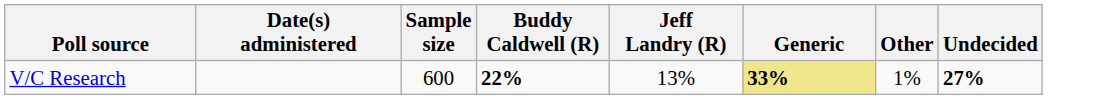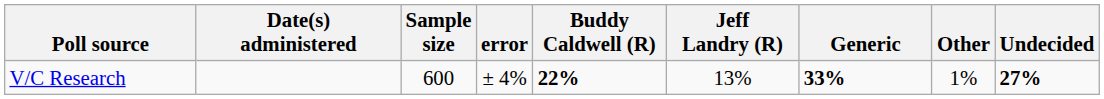+ column: (505, 44)
(768, 77) khaki background -> (825, 77) no background
